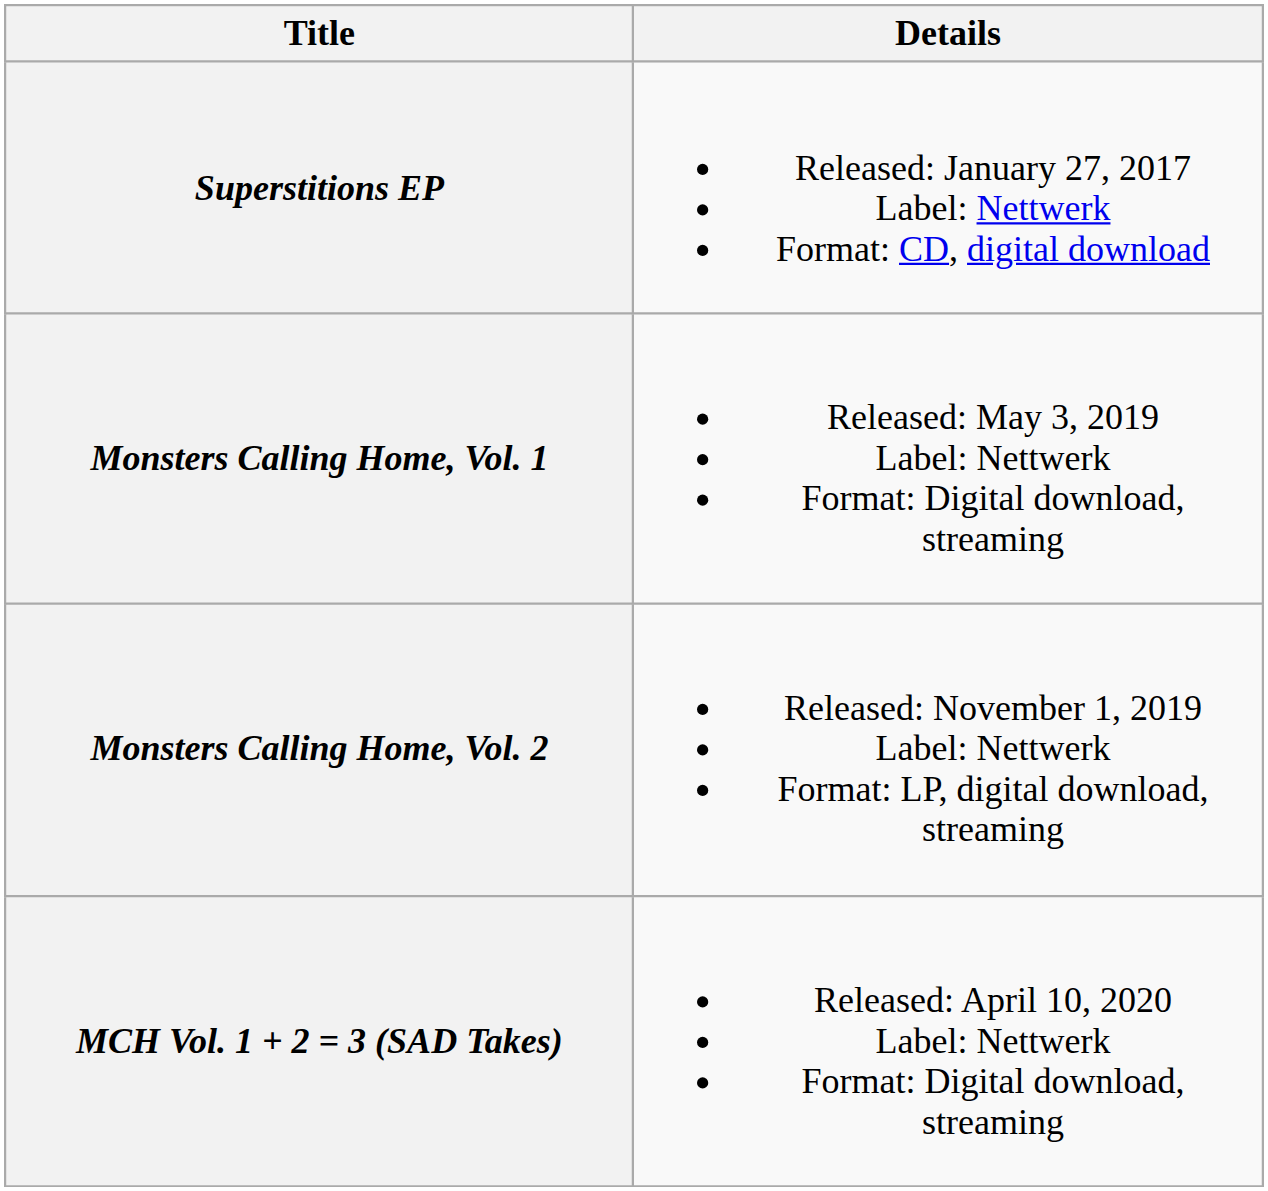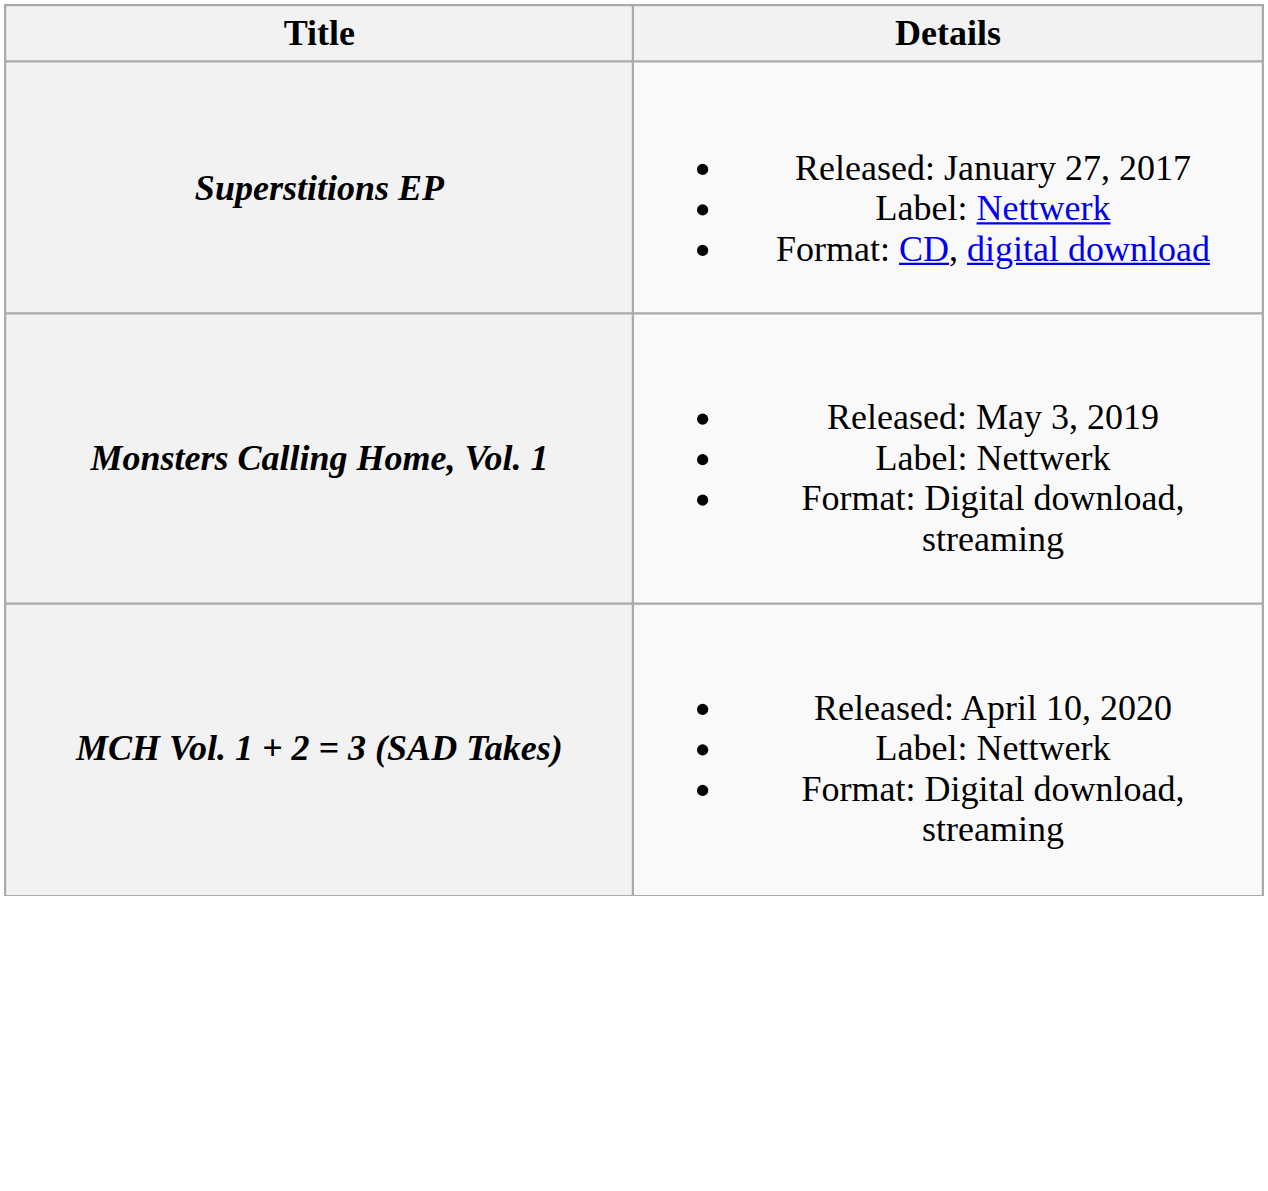- row: (319, 748)
